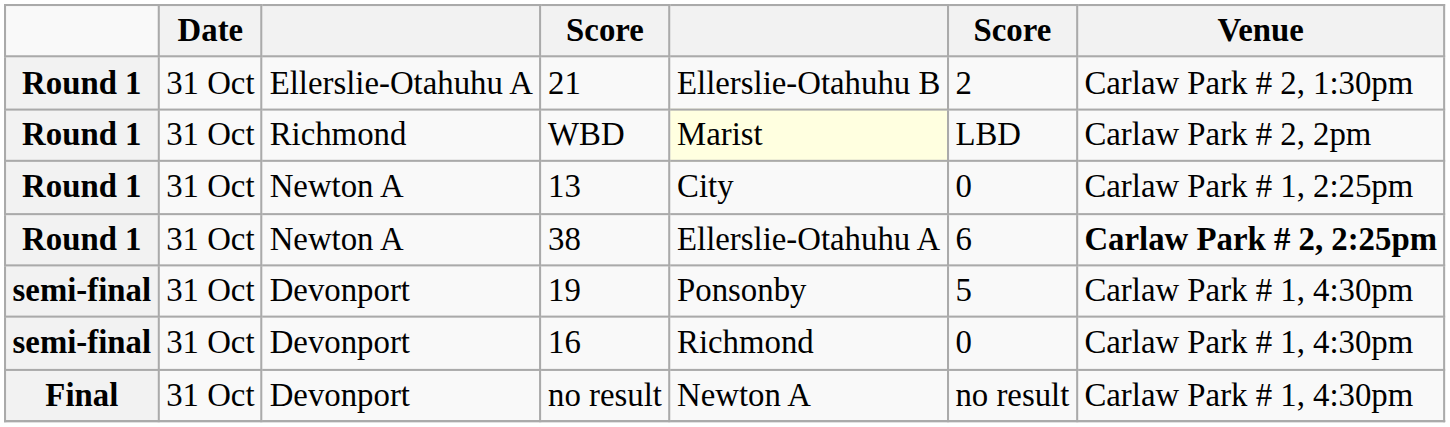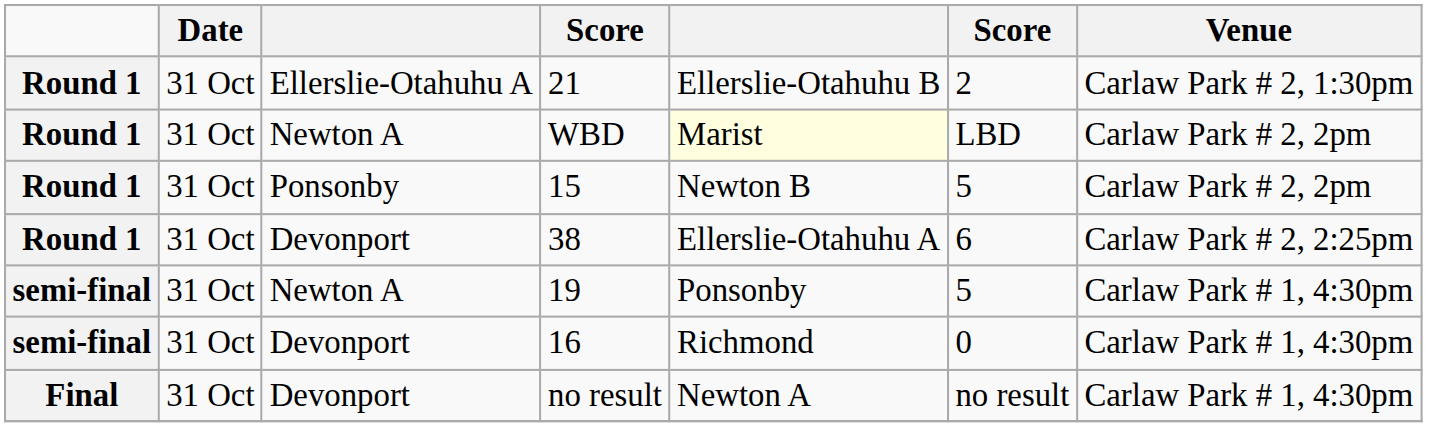(338, 134) Richmond -> (337, 134) Newton A
+ row: (564, 186)
- row: (564, 186)
(337, 238) Newton A -> (340, 238) Devonport
(1261, 238) bold -> (1249, 238) normal
(340, 290) Devonport -> (337, 290) Newton A
